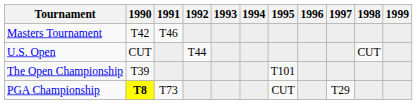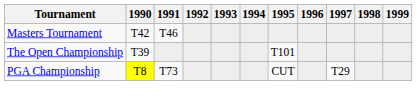- row: (31, 52)
(140, 90) bold -> (140, 71) normal
